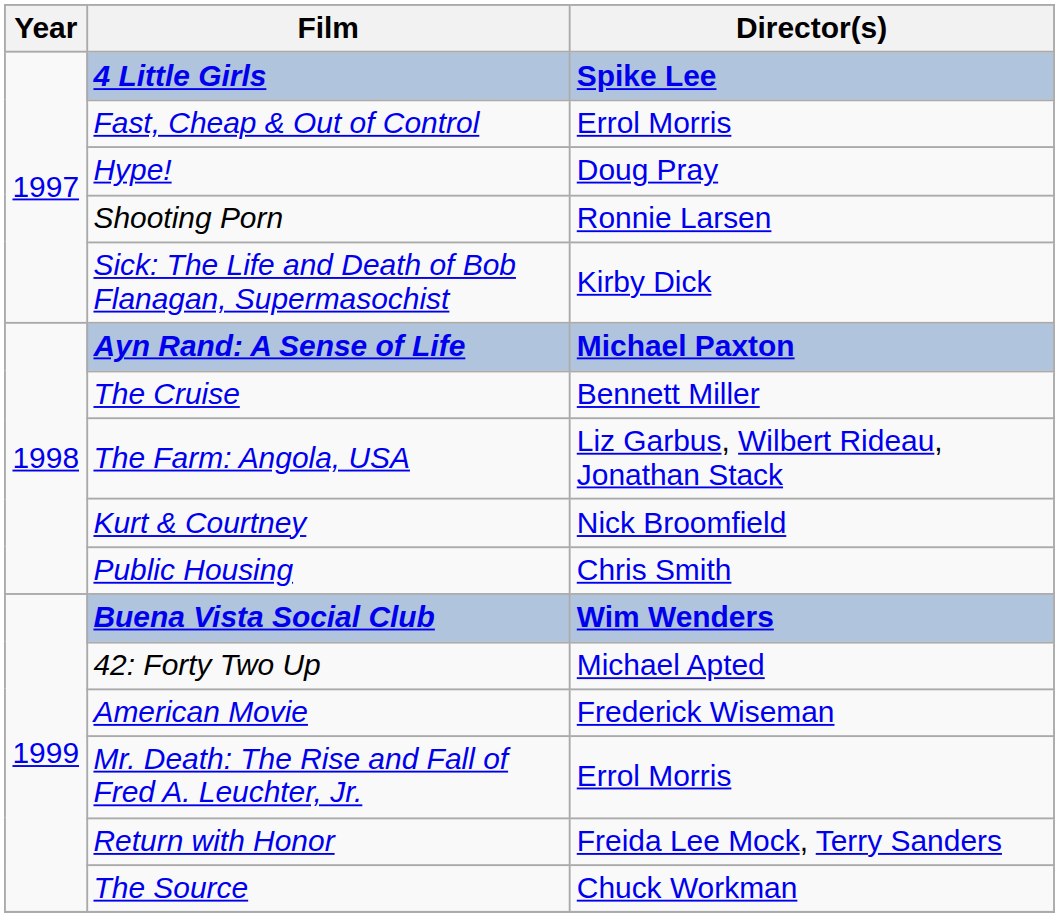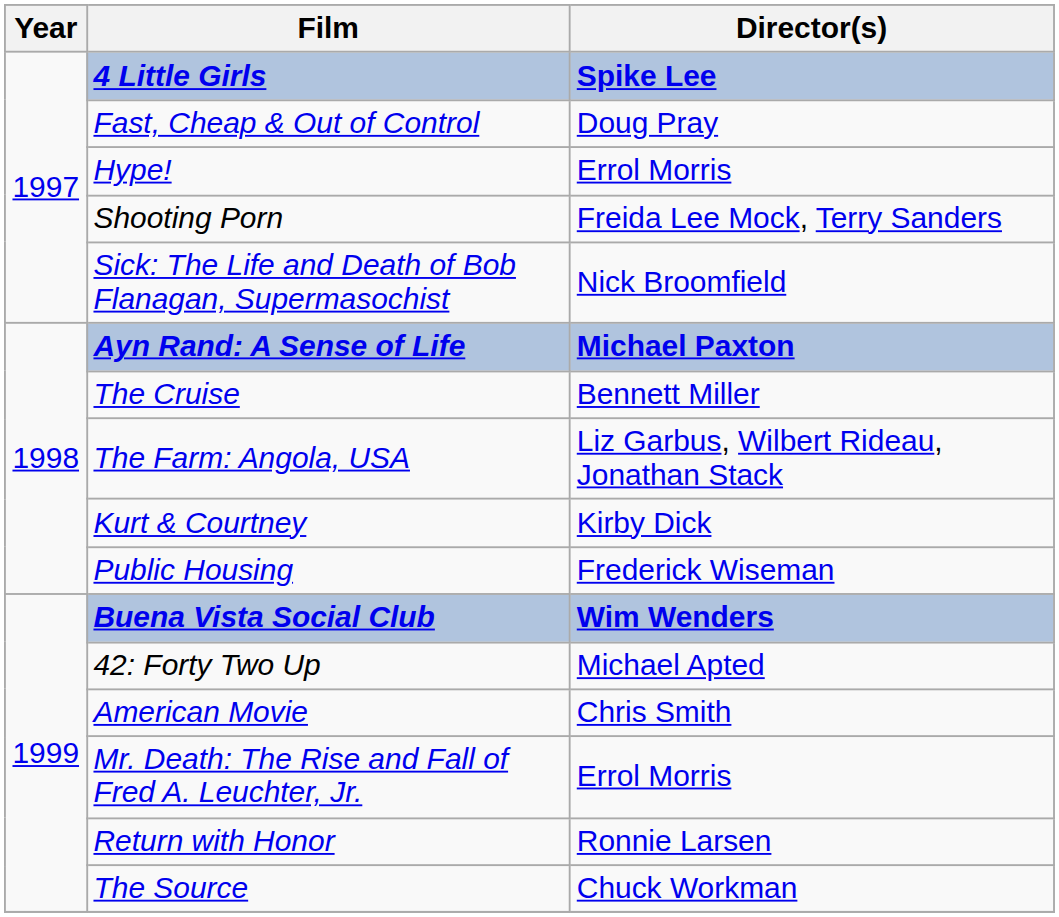(654, 123) Errol Morris -> (647, 123) Doug Pray
(647, 170) Doug Pray -> (654, 170) Errol Morris
(674, 218) Ronnie Larsen -> (789, 218) Freida Lee Mock, Terry Sanders
(644, 282) Kirby Dick -> (682, 282) Nick Broomfield
(682, 522) Nick Broomfield -> (644, 522) Kirby Dick
(654, 570) Chris Smith -> (706, 570) Frederick Wiseman
(706, 712) Frederick Wiseman -> (654, 712) Chris Smith
(789, 840) Freida Lee Mock, Terry Sanders -> (674, 840) Ronnie Larsen
